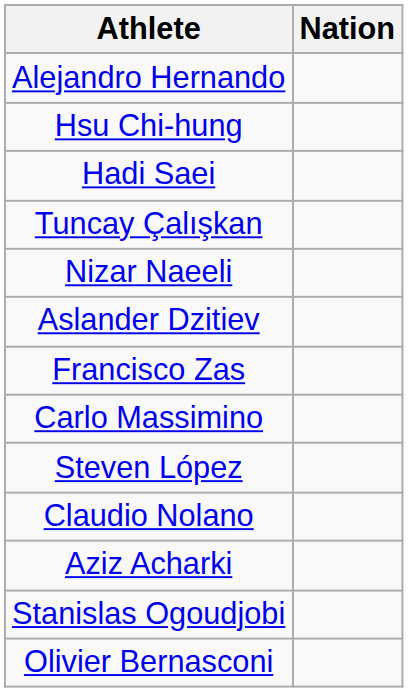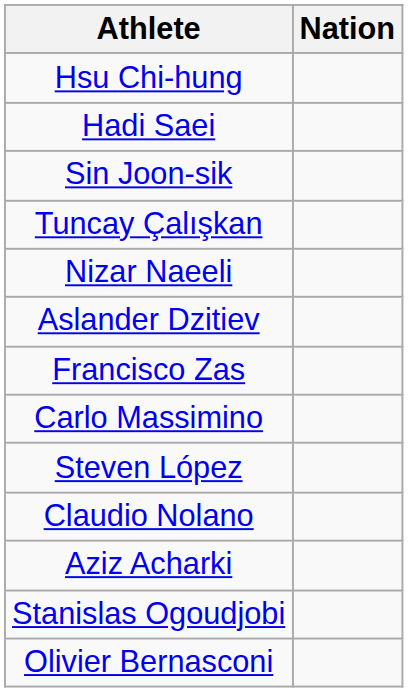- row: (149, 77)
+ row: (149, 175)
